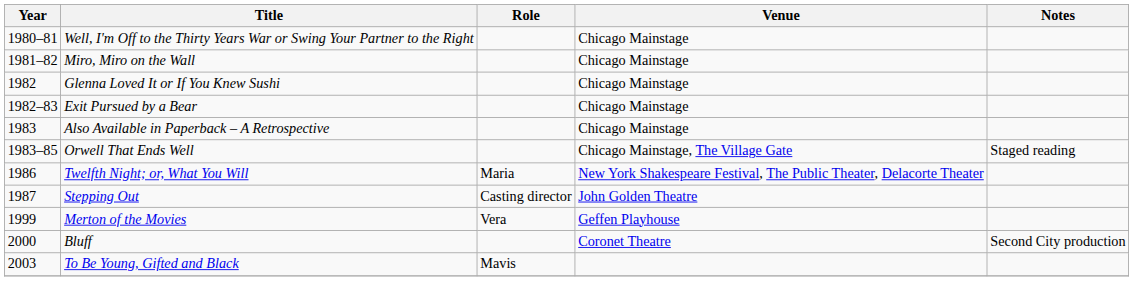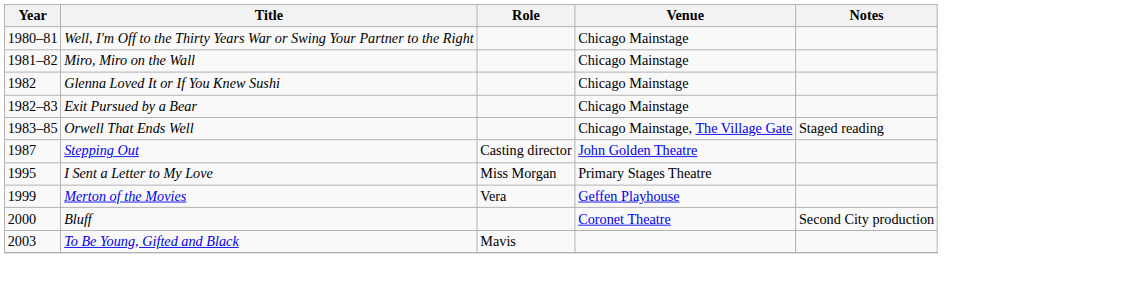- row: (197, 128)
- row: (156, 173)
+ row: (138, 173)
